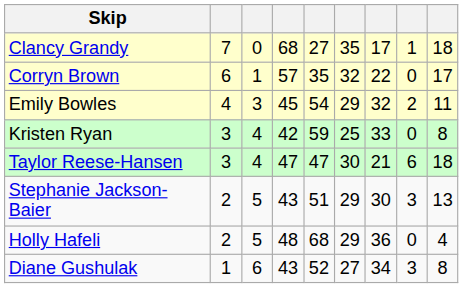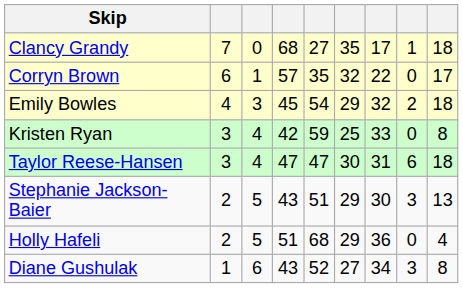(443, 104) 11 -> (443, 104) 18
(381, 162) 21 -> (381, 162) 31
(288, 239) 48 -> (288, 239) 51
